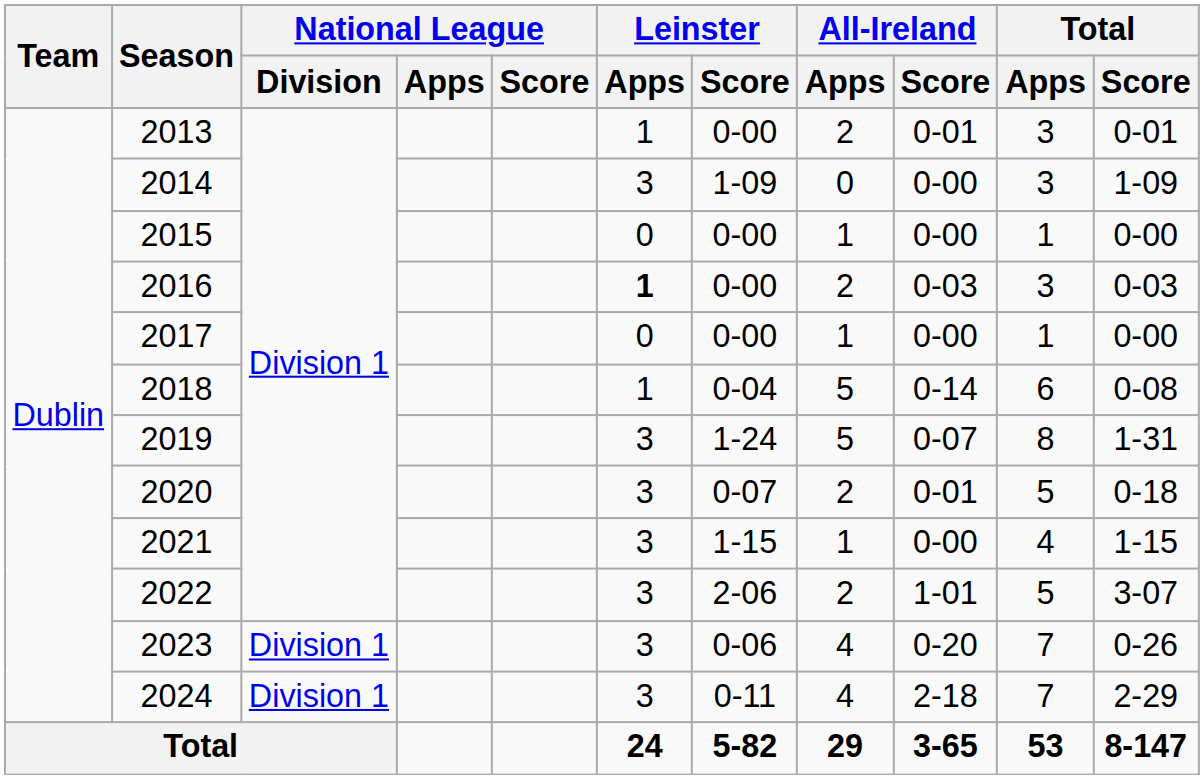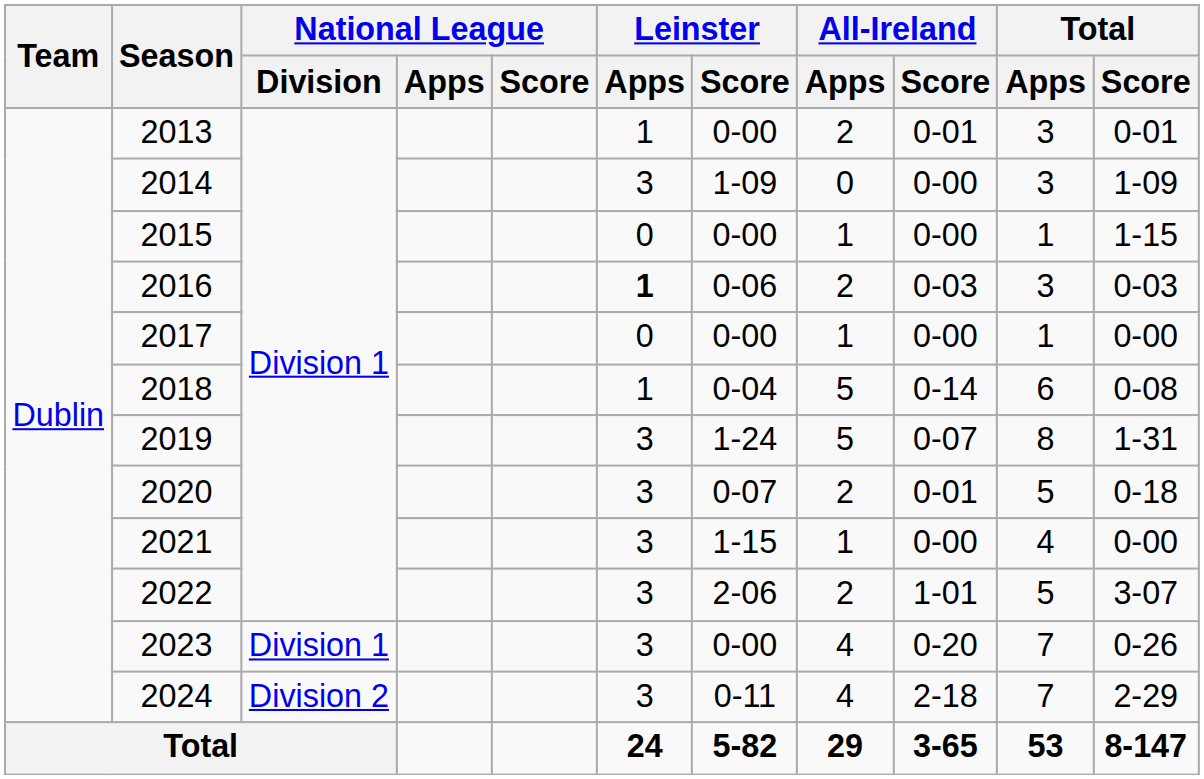(1146, 235) 0-00 -> (1146, 235) 1-15
(745, 286) 0-00 -> (745, 286) 0-06
(1146, 542) 1-15 -> (1146, 542) 0-00
(745, 645) 0-06 -> (745, 645) 0-00
(319, 696) Division 1 -> (319, 696) Division 2
